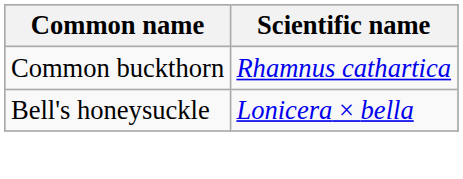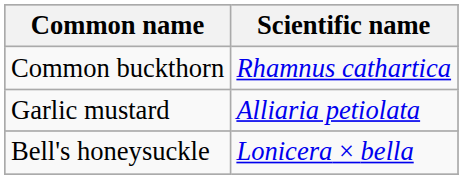+ row: (90, 109)
